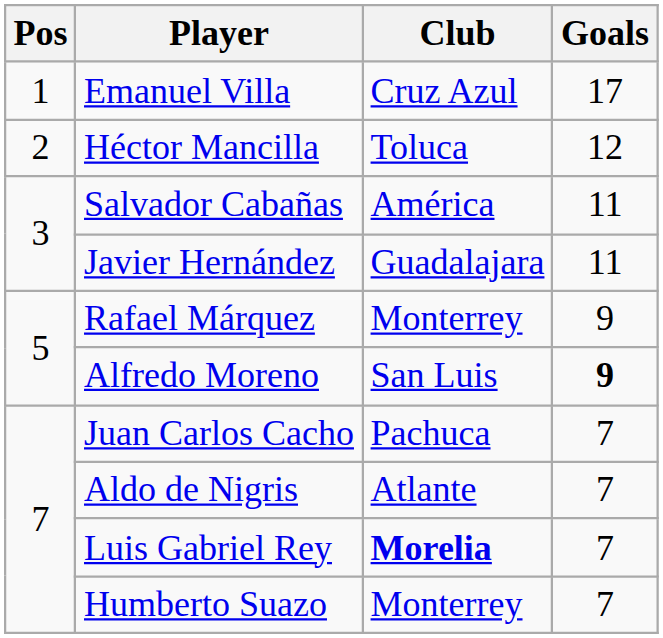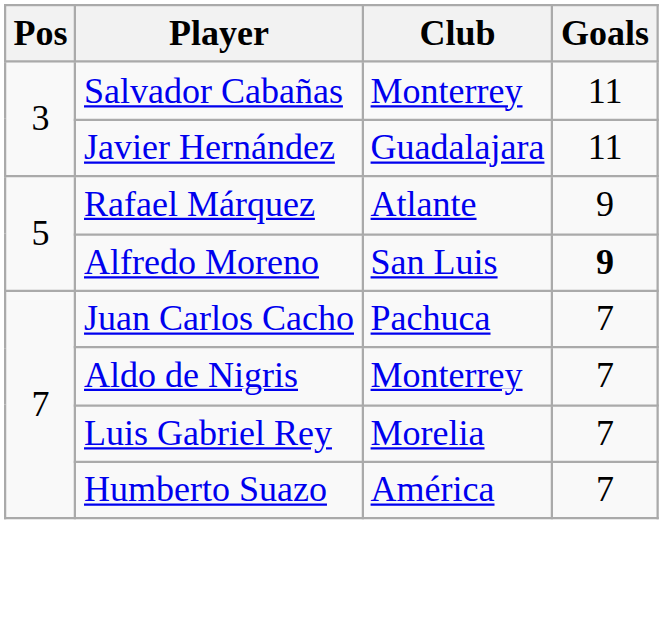- row: (187, 90)
- row: (201, 147)
(433, 204) América -> (447, 90) Monterrey
(447, 318) Monterrey -> (424, 204) Atlante
(424, 489) Atlante -> (447, 375) Monterrey
(431, 546) bold -> (428, 432) normal
(447, 603) Monterrey -> (433, 489) América
